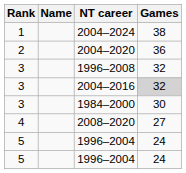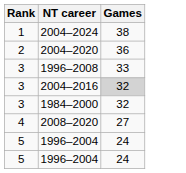- column: (56, 13)
(159, 68) 32 -> (123, 68) 33
(159, 104) 30 -> (123, 104) 32
